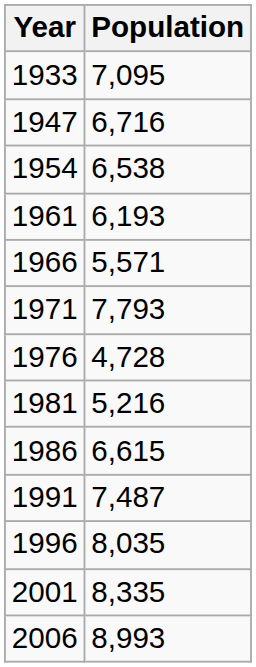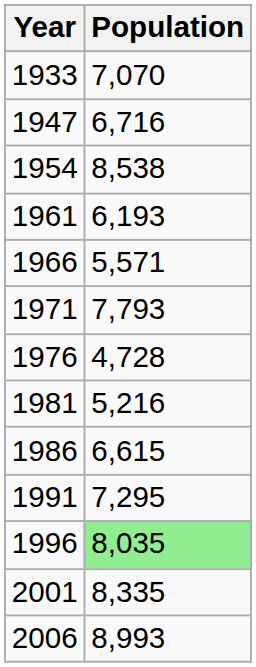(128, 74) 7,095 -> (128, 74) 7,070
(128, 168) 6,538 -> (128, 168) 8,538
(128, 497) 7,487 -> (128, 497) 7,295
(128, 544) no background -> (128, 544) lightgreen background
